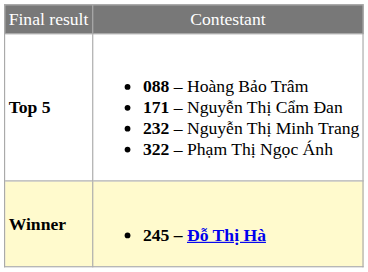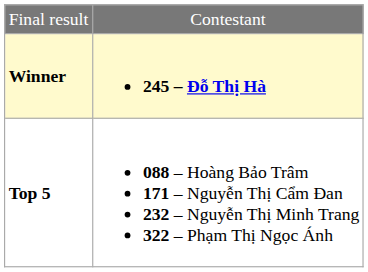rows swapped: (37, 223) <-> (30, 107)
